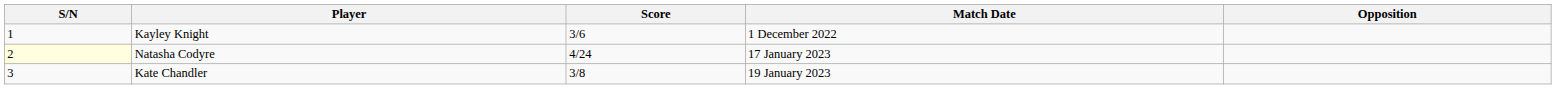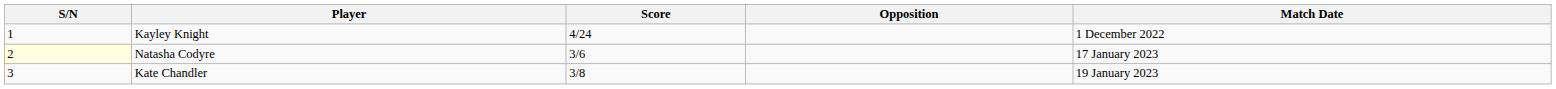columns swapped: (1387, 14) <-> (984, 14)
(577, 34) 3/6 -> (580, 34) 4/24
(580, 53) 4/24 -> (577, 53) 3/6
